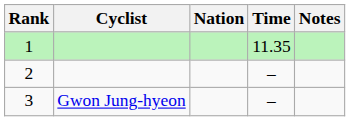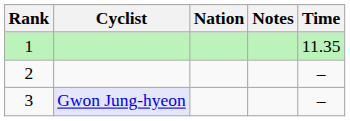columns swapped: (271, 18) <-> (320, 18)
(122, 101) no background -> (122, 101) lavender background
